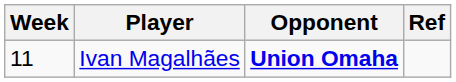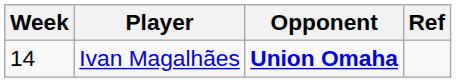(22, 58) 11 -> (23, 58) 14
